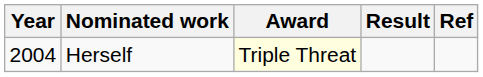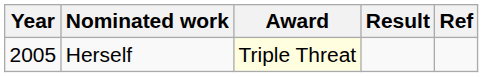(33, 54) 2004 -> (33, 54) 2005
